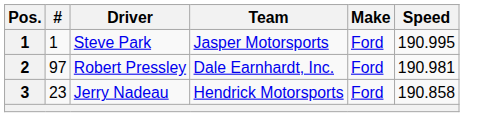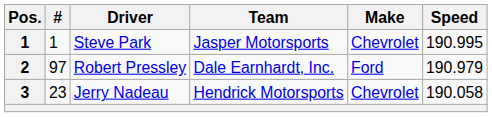(367, 42) Ford -> (385, 42) Chevrolet
(426, 67) 190.981 -> (454, 67) 190.979
(367, 92) Ford -> (385, 92) Chevrolet
(426, 92) 190.858 -> (454, 92) 190.058
